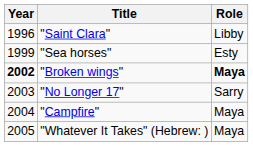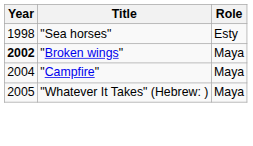- row: (75, 33)
(21, 53) 1999 -> (21, 33) 1998
(229, 72) bold -> (229, 53) normal
- row: (82, 92)
